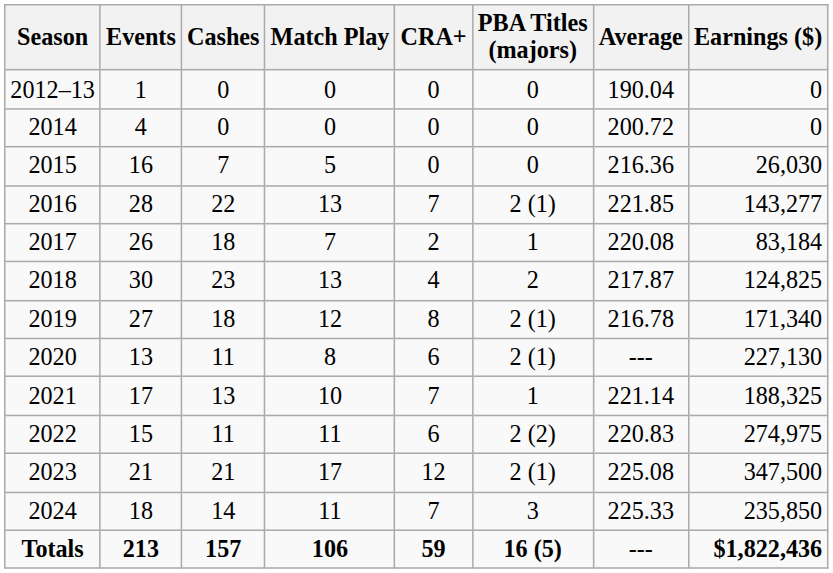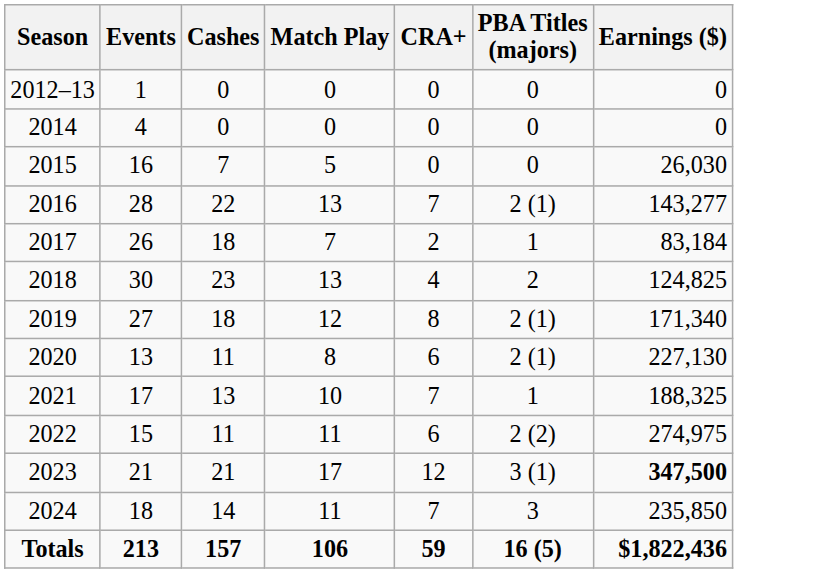- column: (641, 37)
(533, 472) 2 (1) -> (533, 472) 3 (1)
(783, 472) normal -> (688, 472) bold
